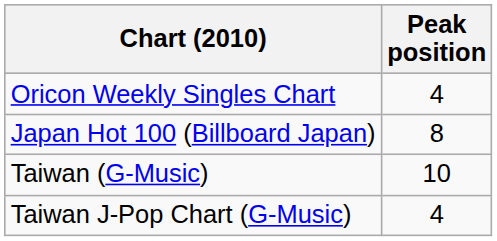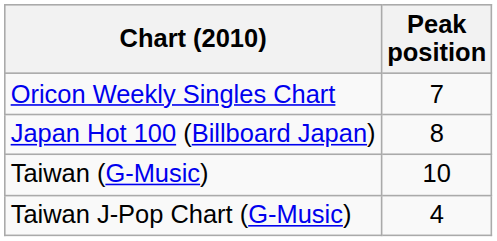(437, 93) 4 -> (437, 93) 7
